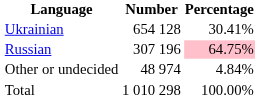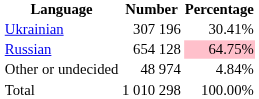(157, 29) 654 128 -> (157, 29) 307 196
(157, 49) 307 196 -> (157, 49) 654 128
